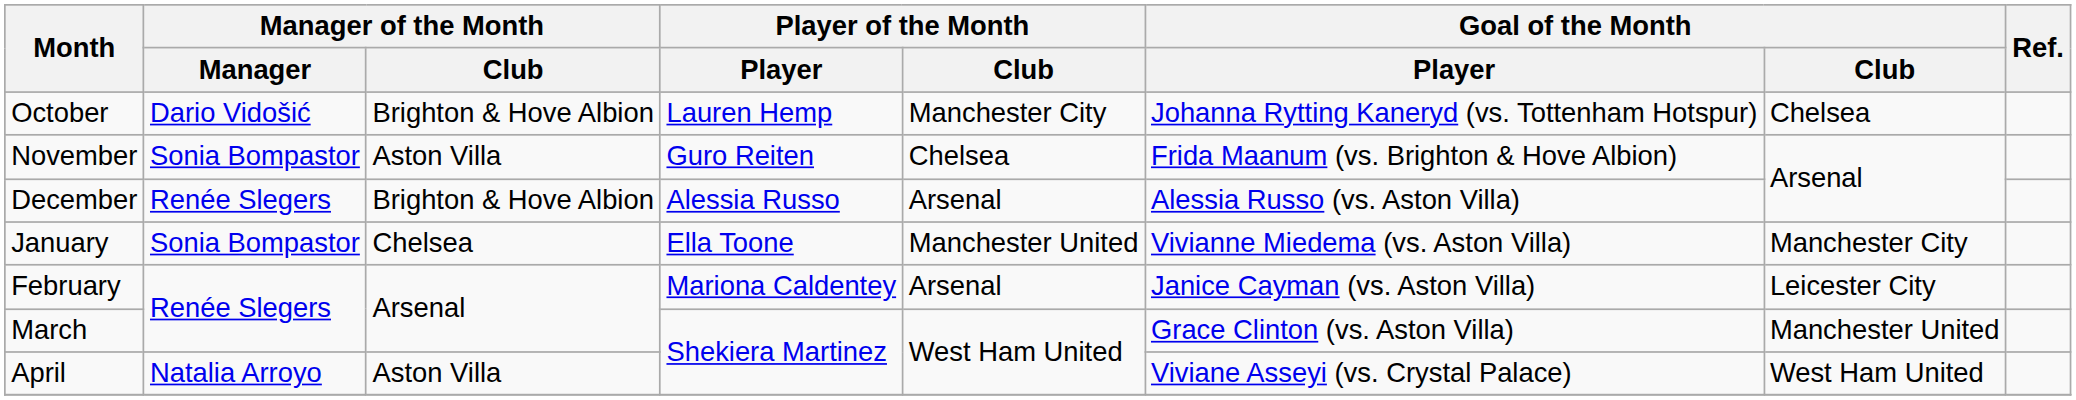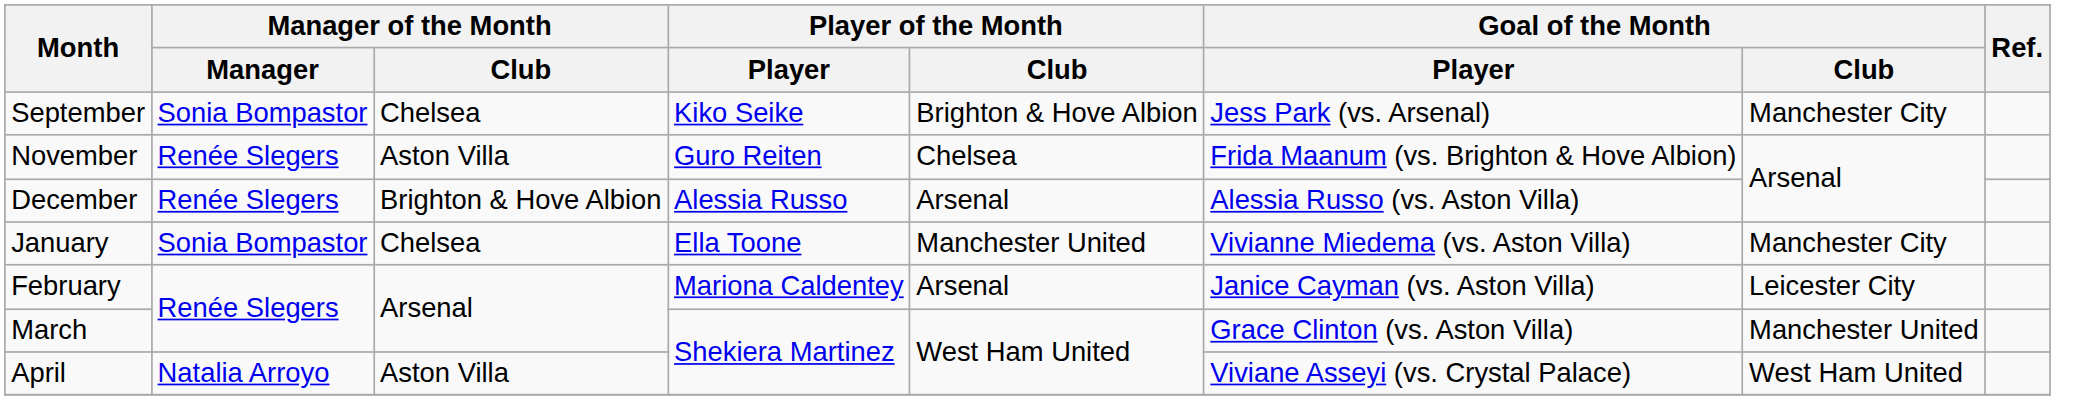+ row: (78, 112)
- row: (60, 112)
(255, 156) Sonia Bompastor -> (248, 156) Renée Slegers
